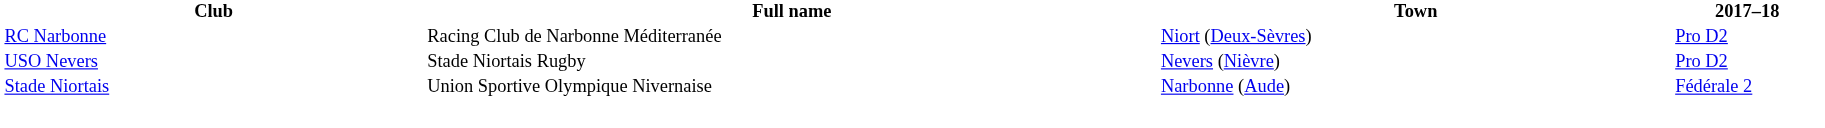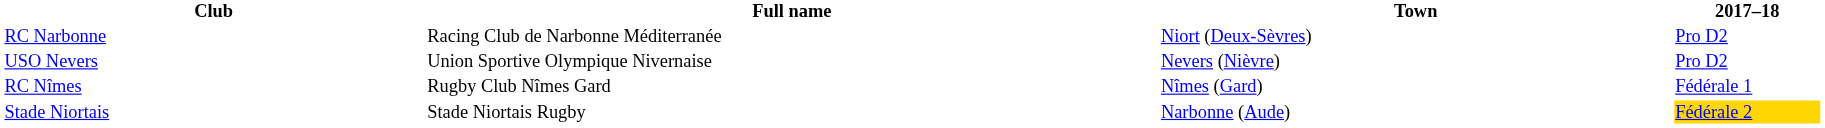(506, 61) Stade Niortais Rugby -> (570, 61) Union Sportive Olympique Nivernaise
+ row: (43, 86)
(570, 86) Union Sportive Olympique Nivernaise -> (506, 111) Stade Niortais Rugby
(1714, 86) no background -> (1714, 111) gold background
